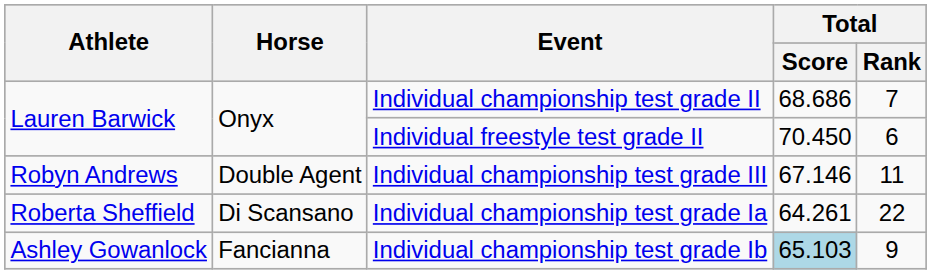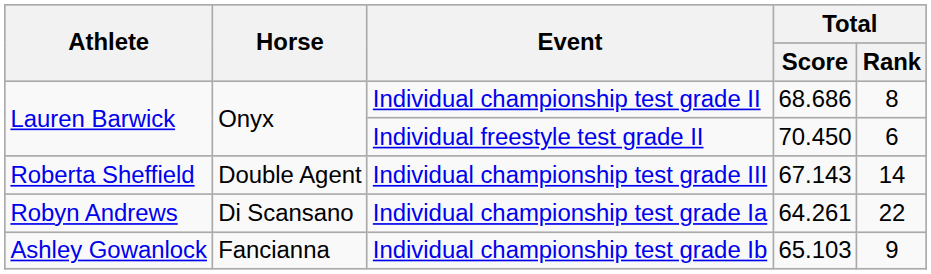(892, 100) 7 -> (892, 100) 8
(94, 175) Robyn Andrews -> (103, 175) Roberta Sheffield
(815, 175) 67.146 -> (815, 175) 67.143
(892, 175) 11 -> (892, 175) 14
(103, 213) Roberta Sheffield -> (94, 213) Robyn Andrews
(815, 251) lightblue background -> (815, 251) no background
